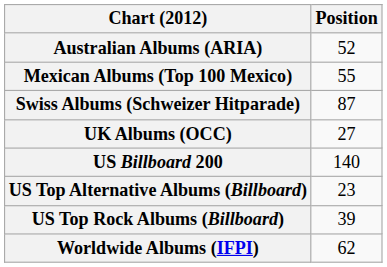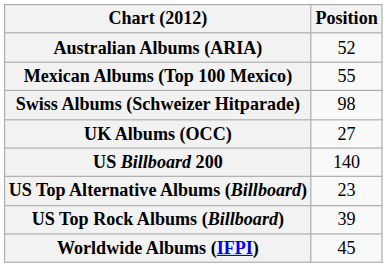(347, 104) 87 -> (347, 104) 98
(347, 248) 62 -> (347, 248) 45
